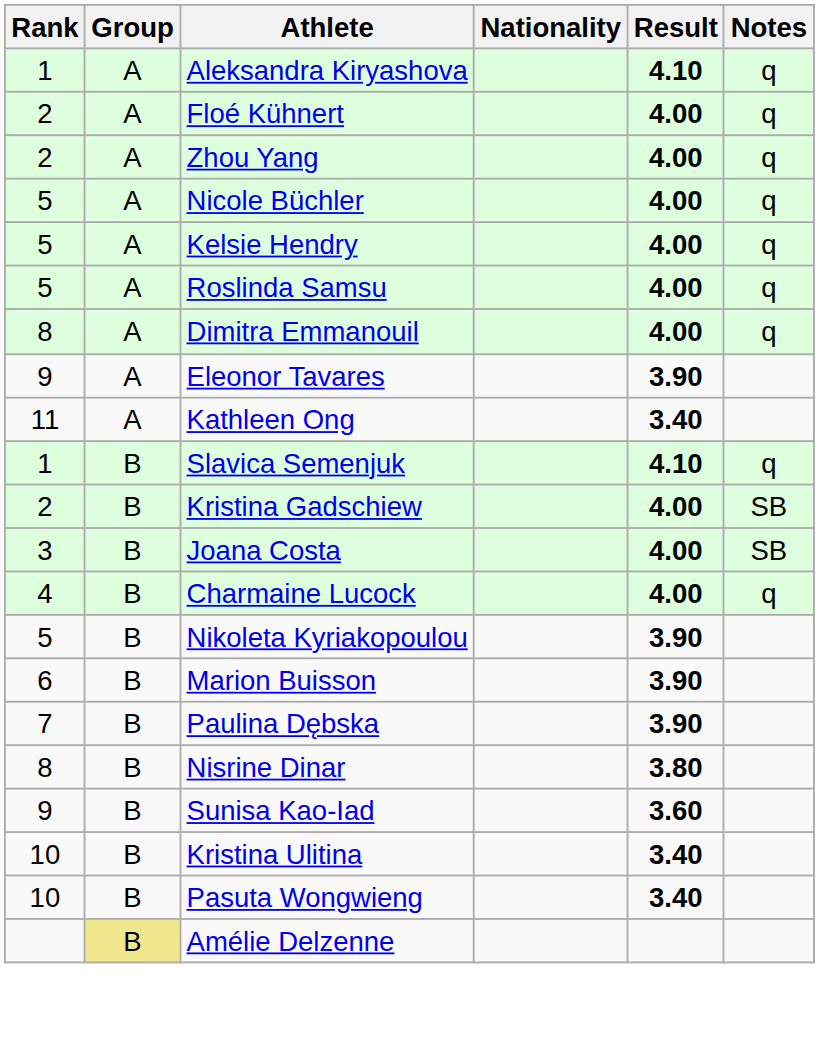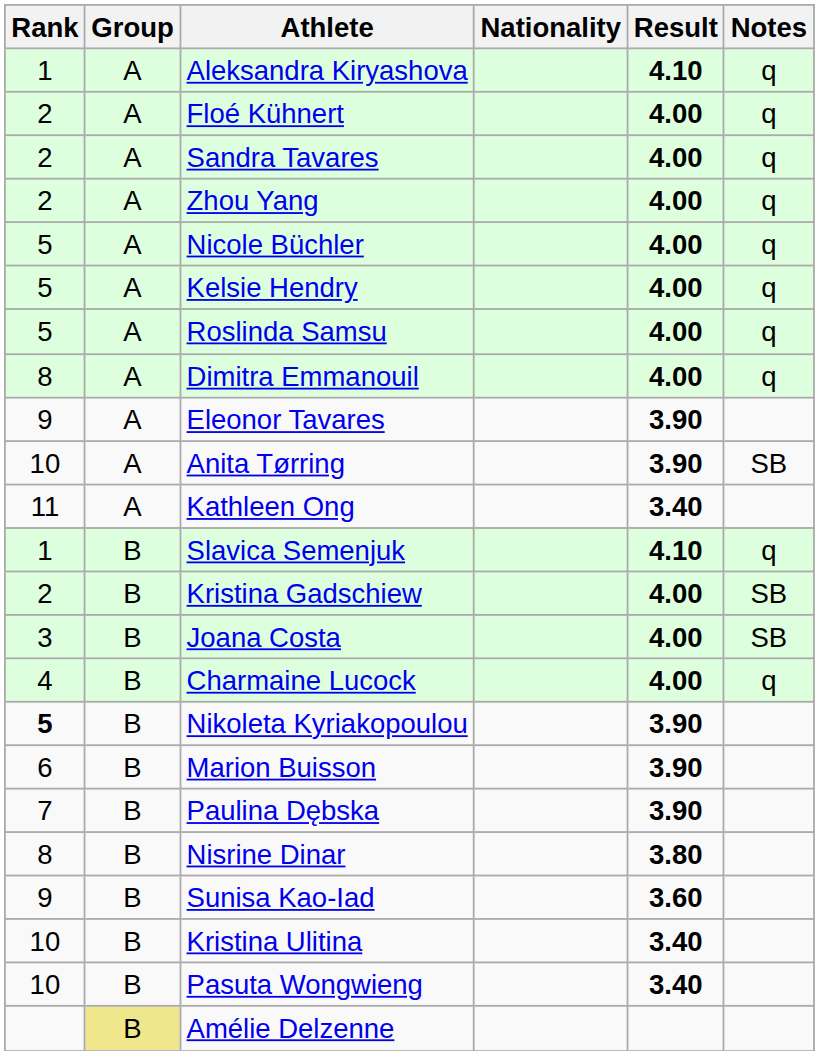+ row: (283, 158)
+ row: (266, 462)
(45, 637) normal -> (45, 724) bold
